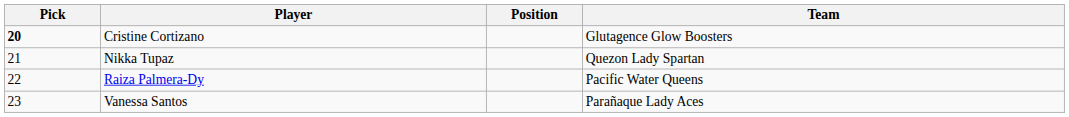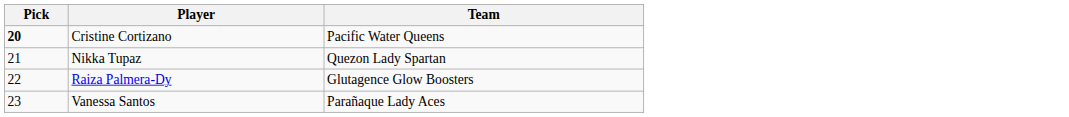- column: (534, 15)
(659, 36) Glutagence Glow Boosters -> (386, 36) Pacific Water Queens
(644, 79) Pacific Water Queens -> (400, 79) Glutagence Glow Boosters
